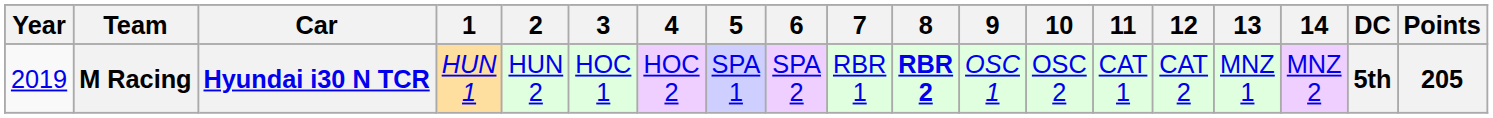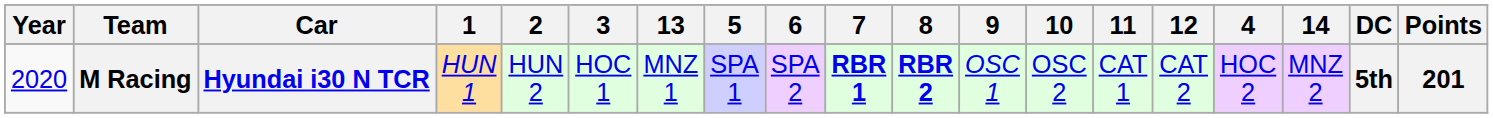columns swapped: (671, 24) <-> (1247, 24)
(39, 78) 2019 -> (39, 78) 2020
(860, 78) normal -> (859, 78) bold
(1442, 78) 205 -> (1443, 78) 201
